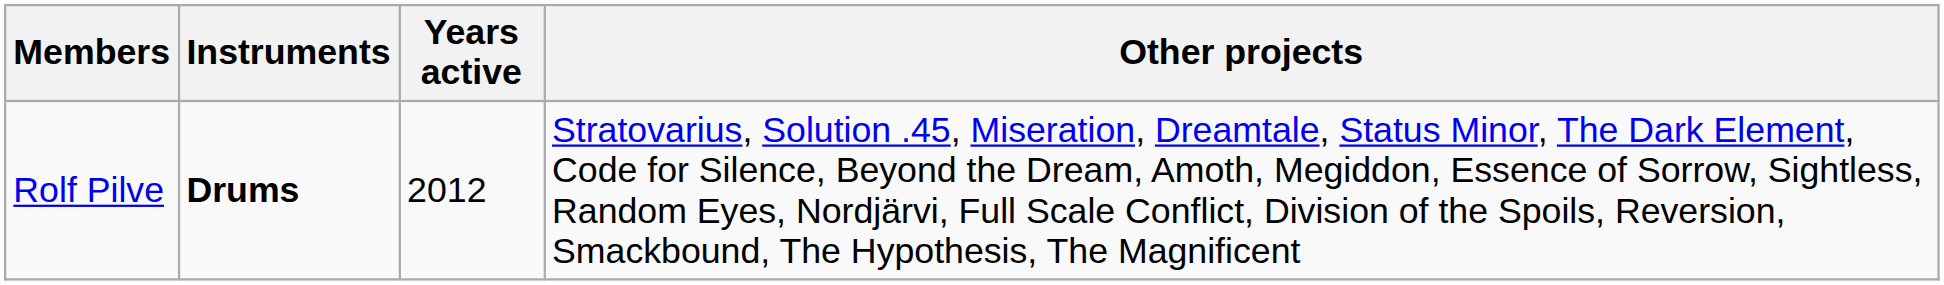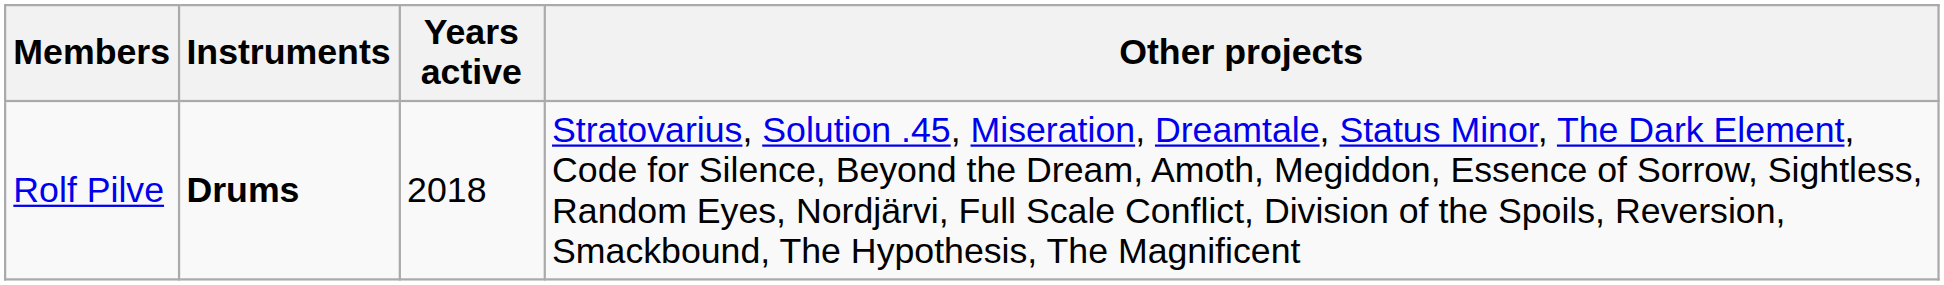(447, 189) 2012 -> (447, 189) 2018
